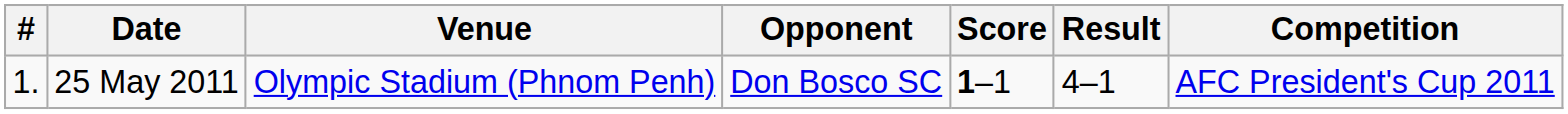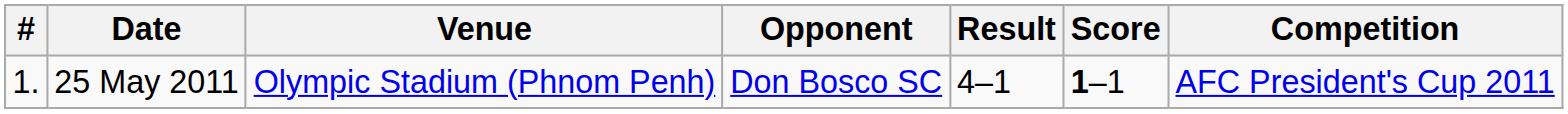columns swapped: (1002, 30) <-> (1111, 30)
